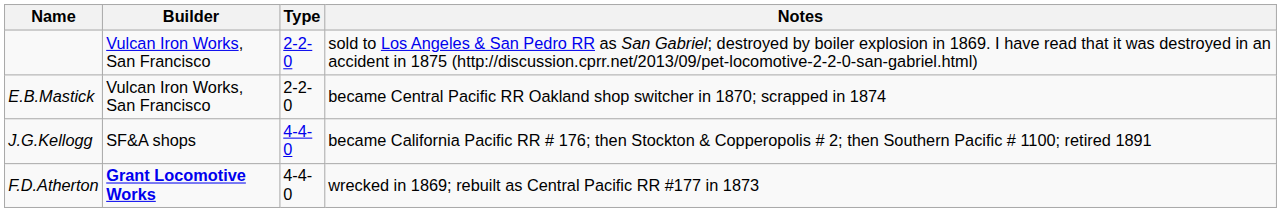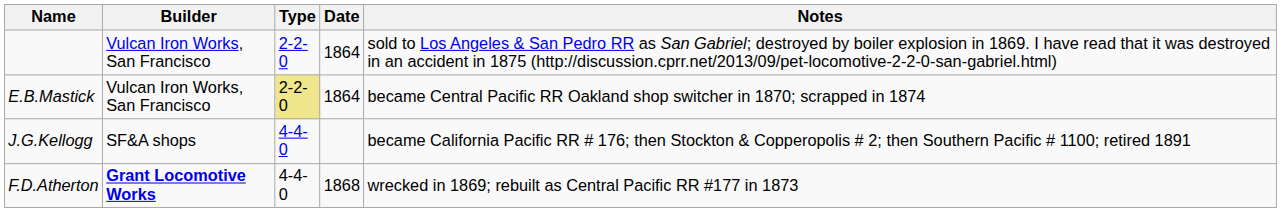+ column: (342, 17)
(298, 96) no background -> (293, 96) khaki background
